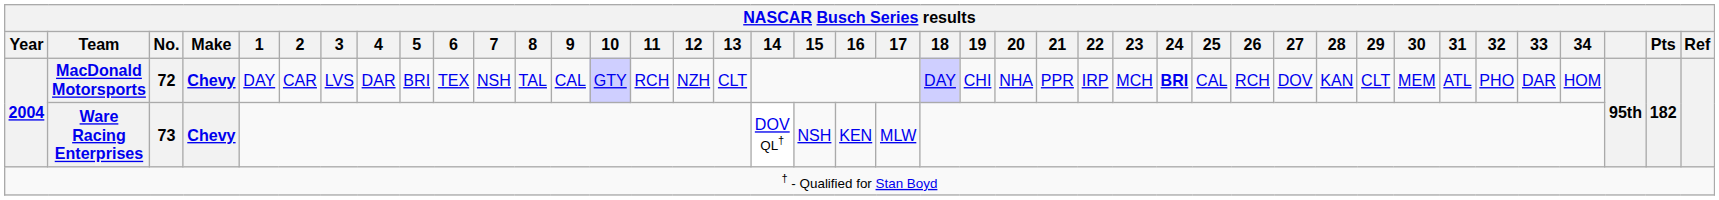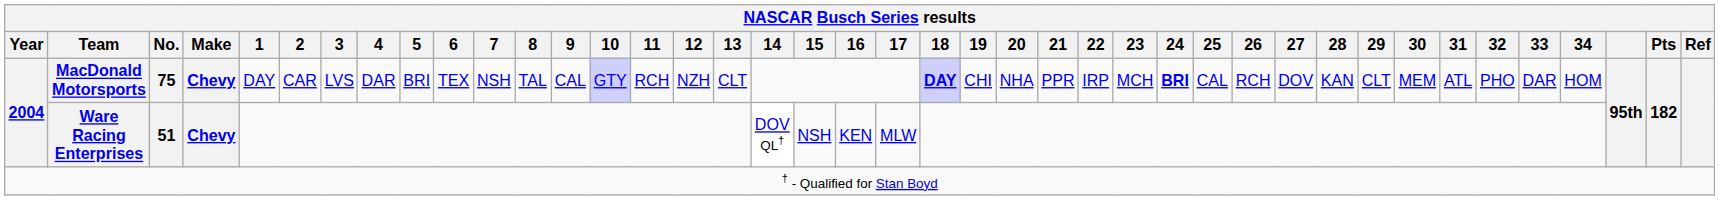(167, 80) 72 -> (167, 80) 75
(940, 80) normal -> (940, 80) bold
(167, 135) 73 -> (167, 135) 51
